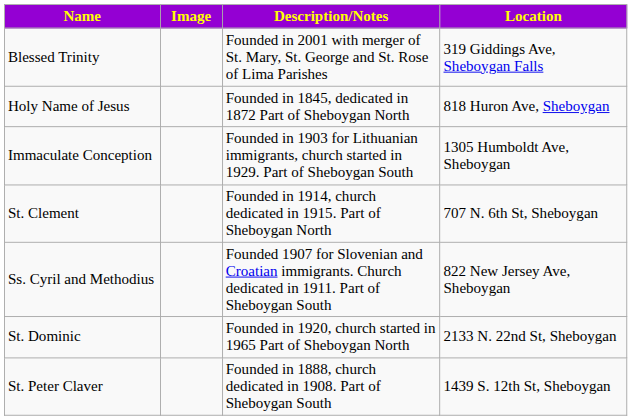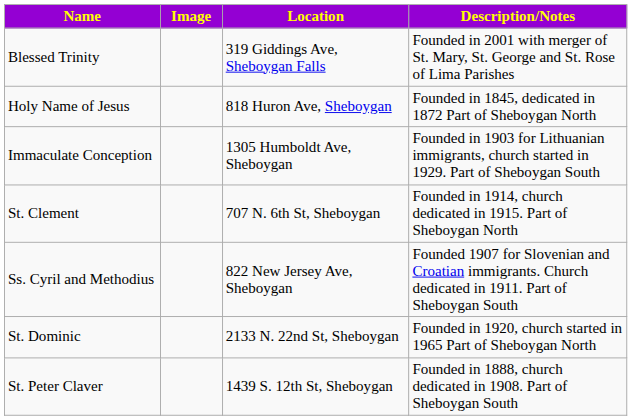columns swapped: (533, 16) <-> (331, 16)
